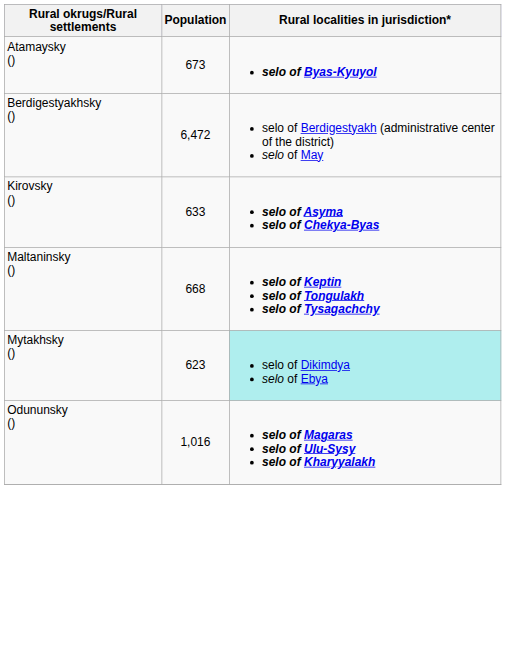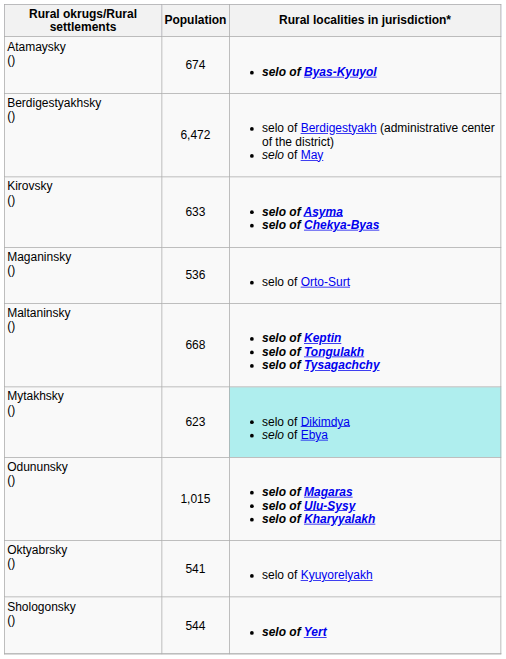(195, 65) 673 -> (195, 65) 674
+ row: (39, 263)
(195, 442) 1,016 -> (195, 498) 1,015
+ row: (37, 557)
+ row: (42, 613)
